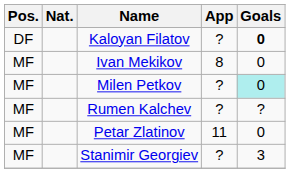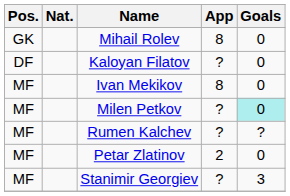+ row: (139, 39)
(261, 39) bold -> (261, 62) normal
(219, 132) 11 -> (219, 156) 2
